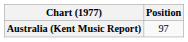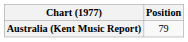(164, 28) 97 -> (164, 28) 79
